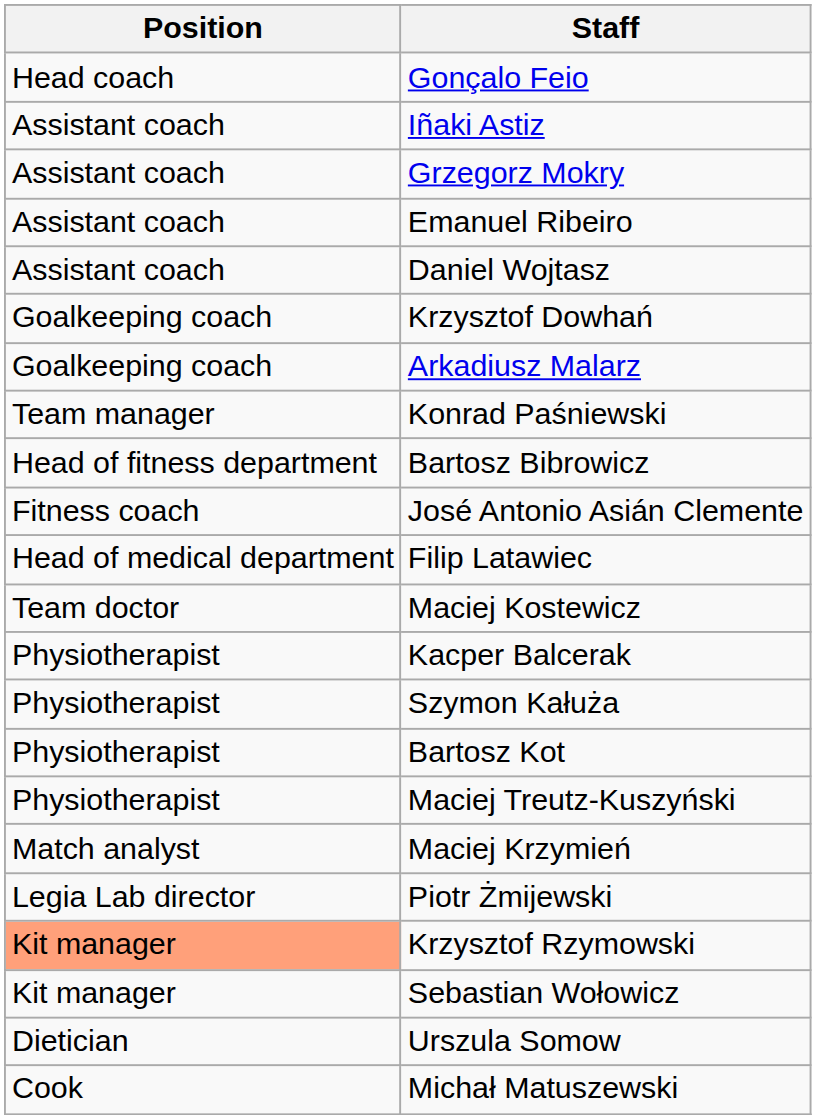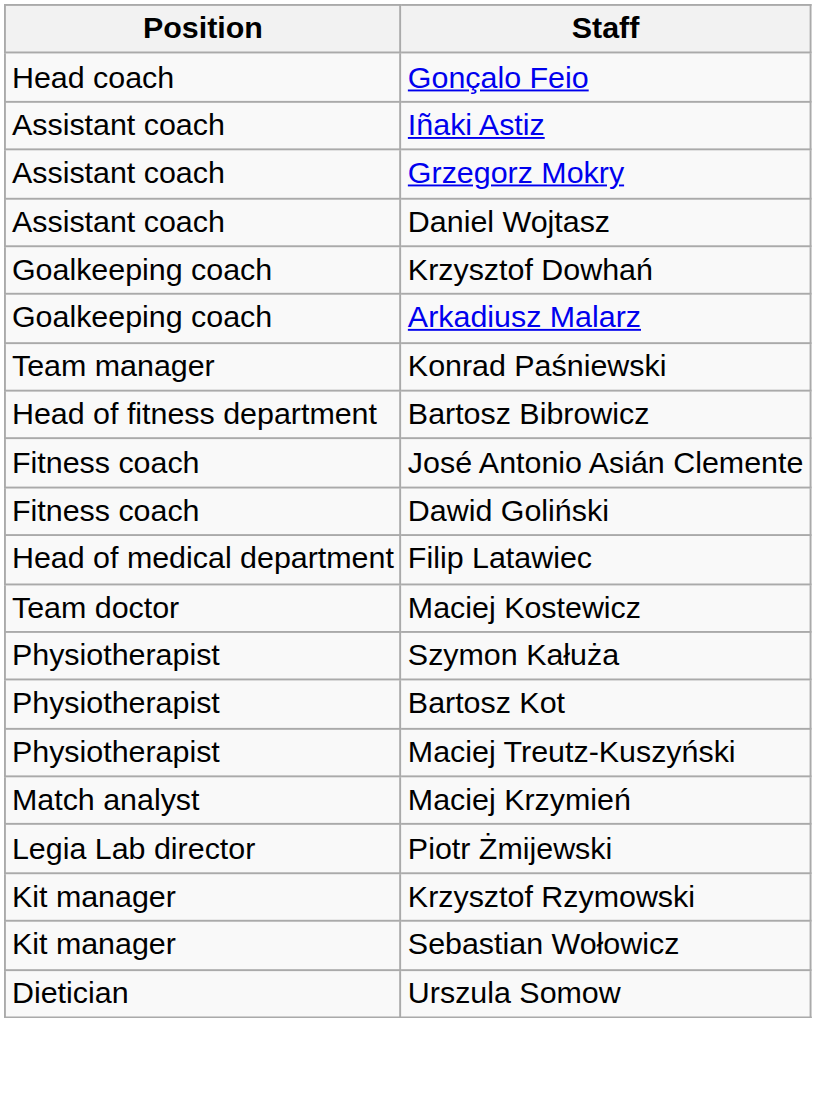- row: (520, 221)
+ row: (508, 510)
- row: (519, 655)
(94, 944) lightsalmon background -> (94, 896) no background
- row: (543, 1089)
